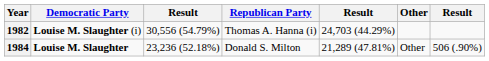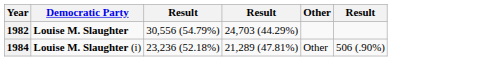- column: (271, 13)
(87, 30) Louise M. Slaughter (i) -> (81, 30) Louise M. Slaughter
(81, 47) Louise M. Slaughter -> (87, 47) Louise M. Slaughter (i)
